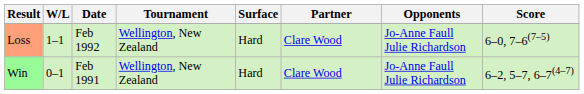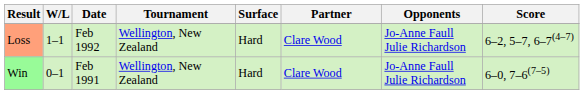(517, 40) 6–0, 7–6(7–5) -> (529, 40) 6–2, 5–7, 6–7(4–7)
(529, 73) 6–2, 5–7, 6–7(4–7) -> (517, 73) 6–0, 7–6(7–5)
